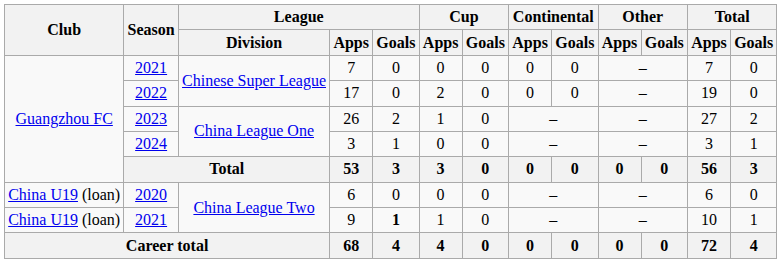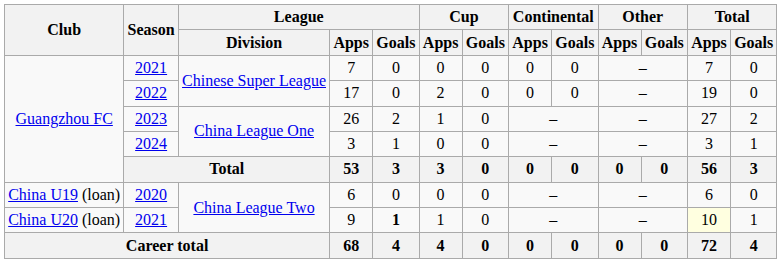(64, 220) China U19 (loan) -> (64, 220) China U20 (loan)
(709, 220) no background -> (709, 220) lightyellow background
